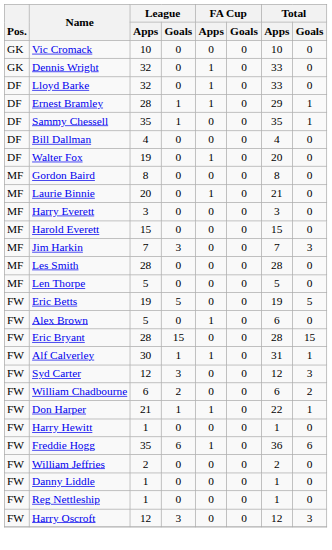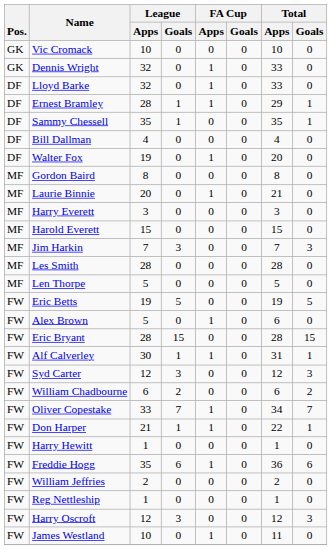+ row: (72, 409)
- row: (63, 481)
+ row: (68, 535)
